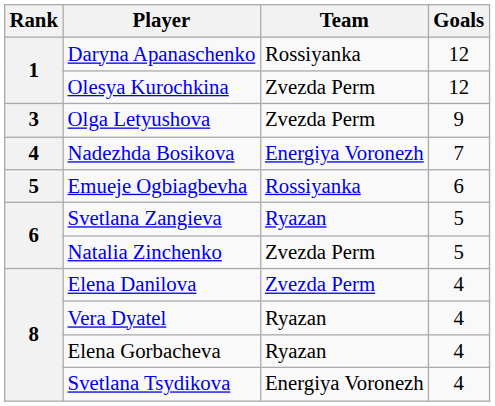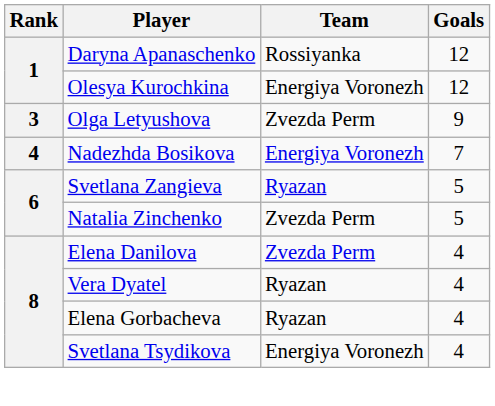(320, 86) Zvezda Perm -> (344, 86) Energiya Voronezh
- row: (157, 185)
